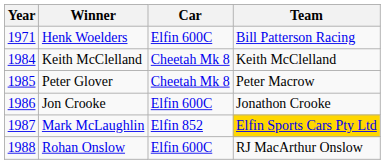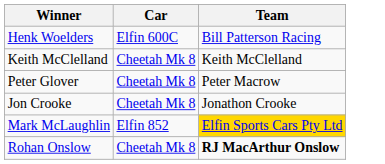- column: (22, 15)
(182, 103) Elfin 600C -> (156, 103) Cheetah Mk 8
(182, 147) Elfin 600C -> (156, 147) Cheetah Mk 8
(299, 147) normal -> (270, 147) bold
